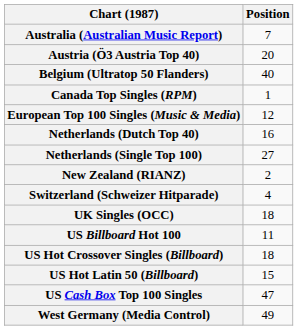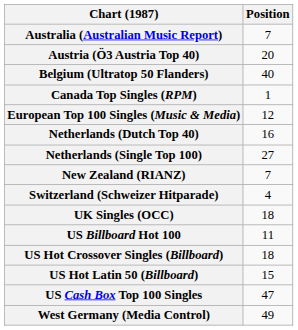(268, 174) 2 -> (268, 174) 7
